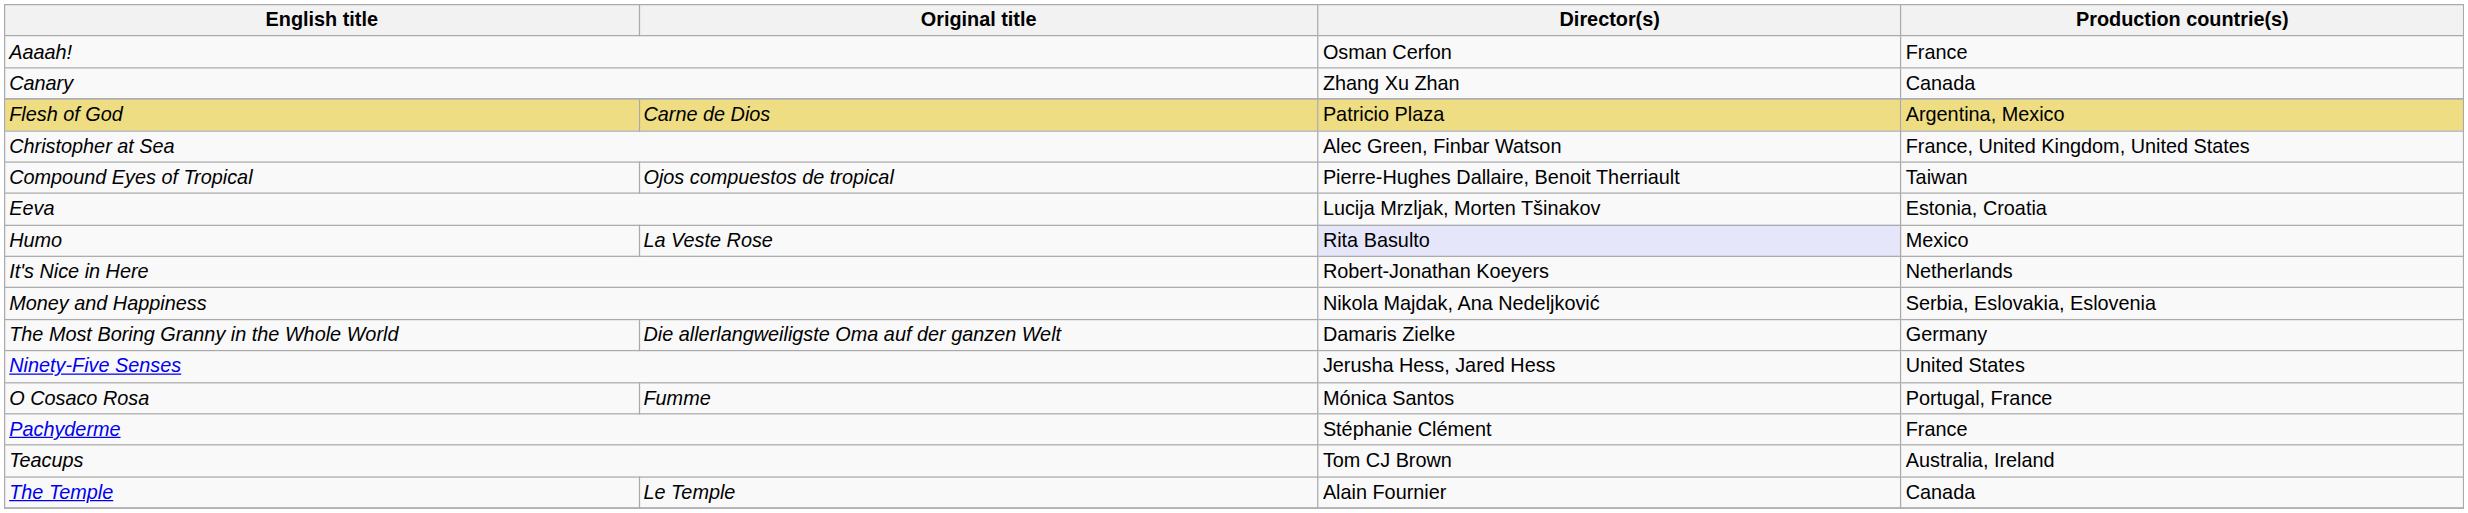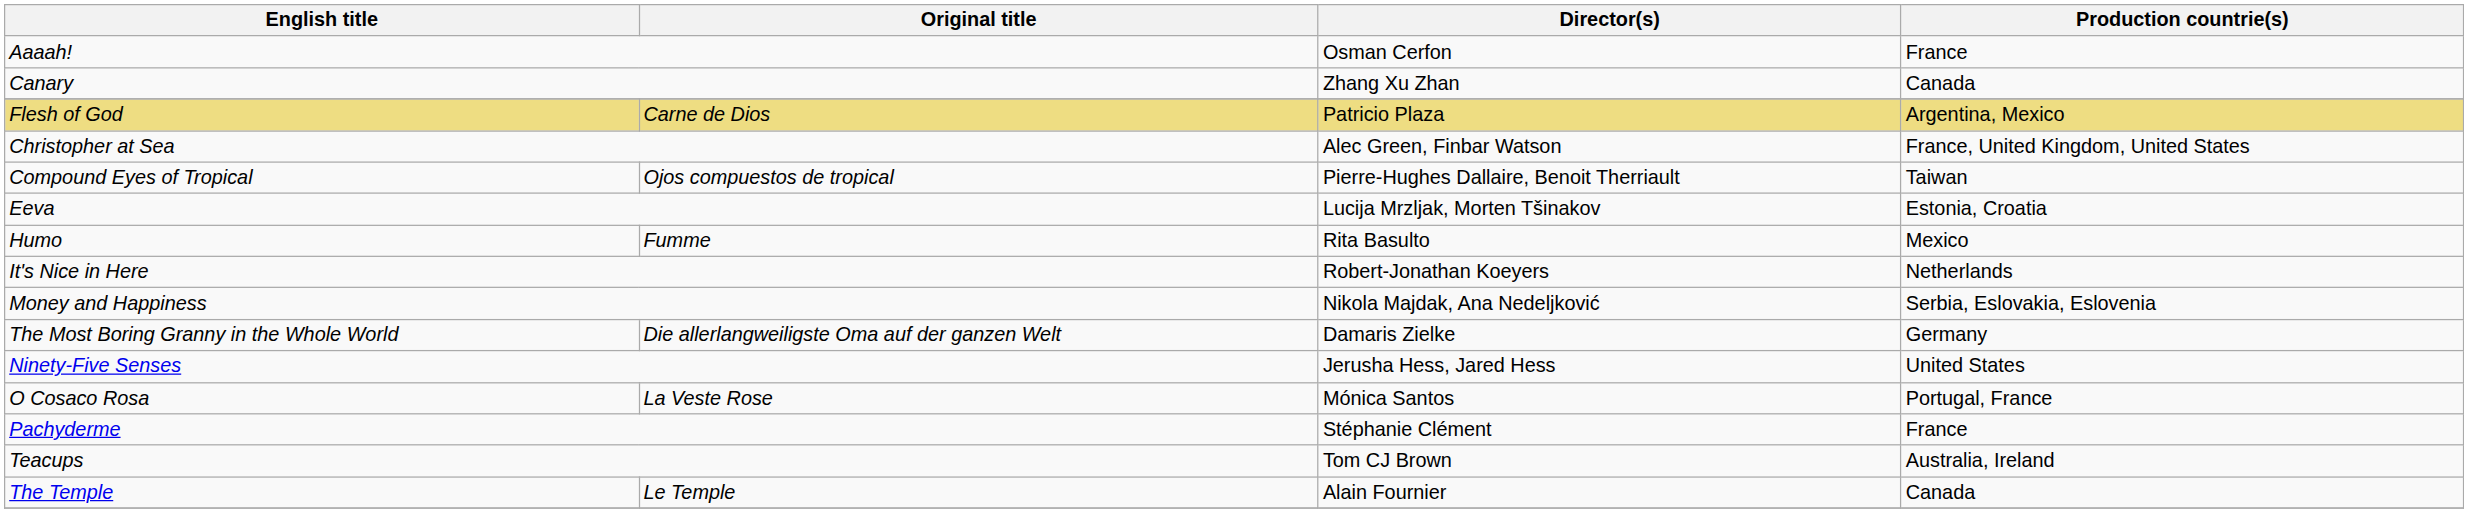(708, 240) La Veste Rose -> (677, 240) Fumme
(1376, 240) lavender background -> (1376, 240) no background
(677, 397) Fumme -> (708, 397) La Veste Rose
